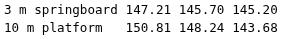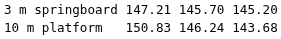(148, 28) 150.81 -> (148, 28) 150.83
(202, 28) 148.24 -> (202, 28) 146.24
